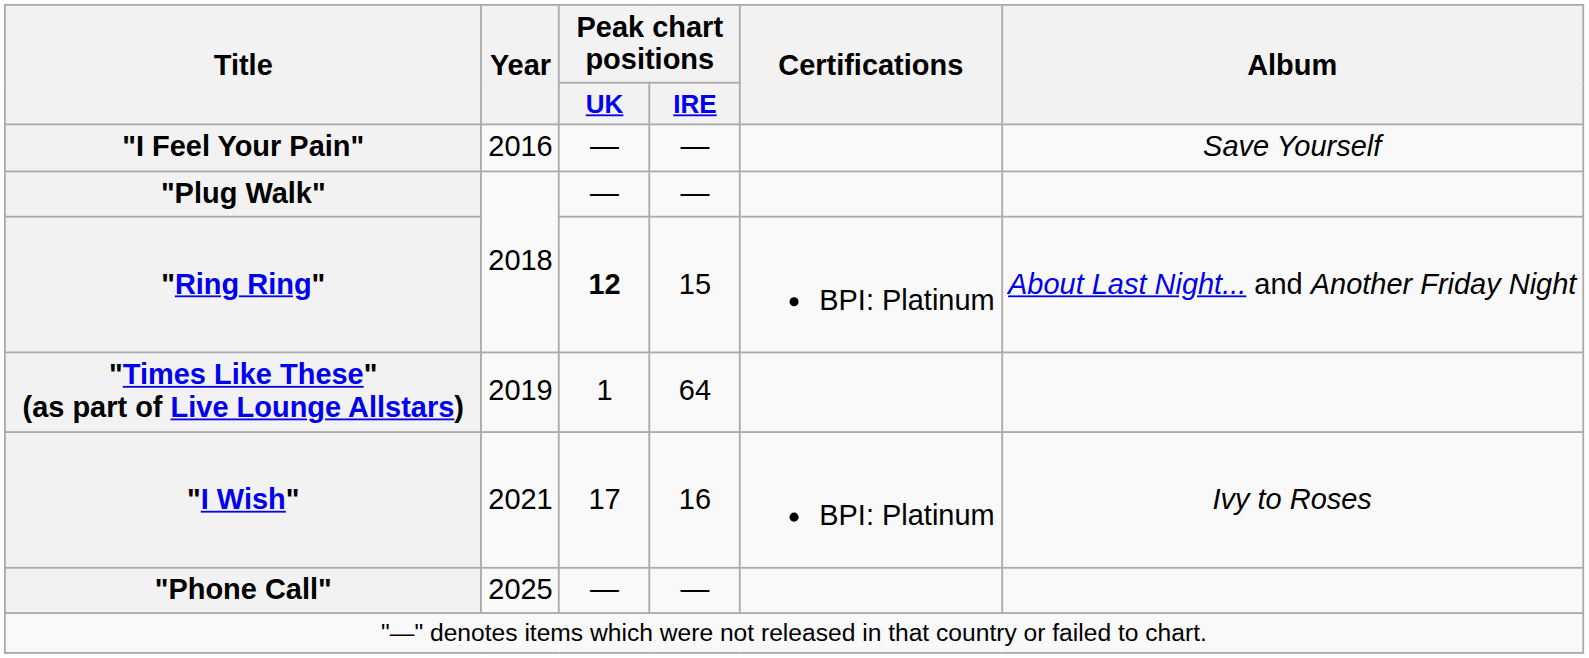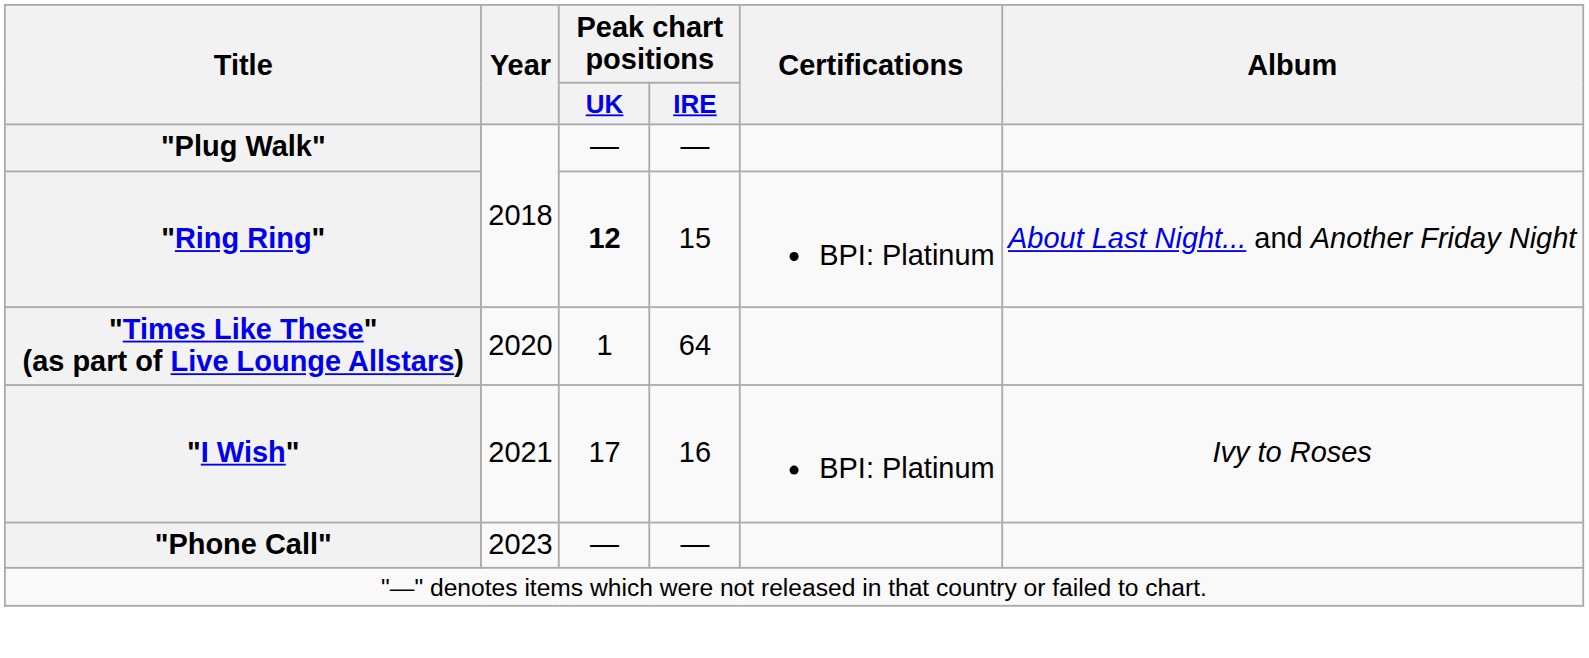- row: (243, 147)
(521, 391) 2019 -> (521, 345) 2020
(521, 590) 2025 -> (521, 544) 2023
